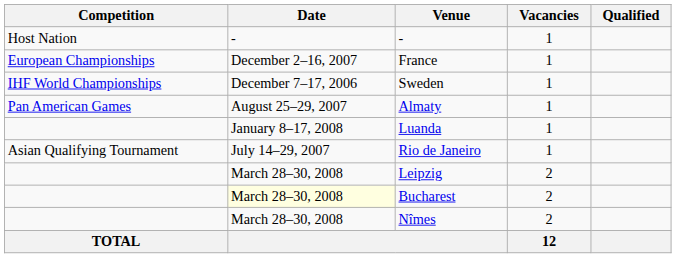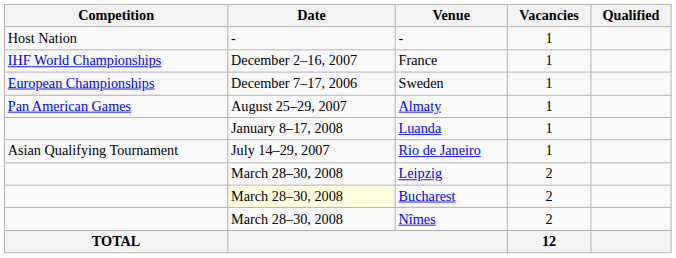(81, 60) European Championships -> (85, 60) IHF World Championships
(85, 83) IHF World Championships -> (81, 83) European Championships
